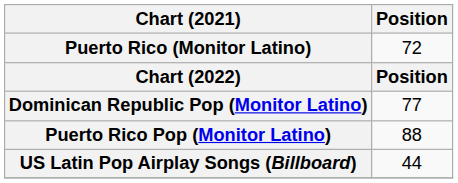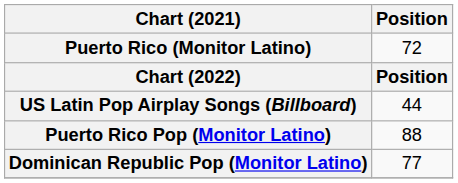rows swapped: (188, 105) <-> (188, 163)
